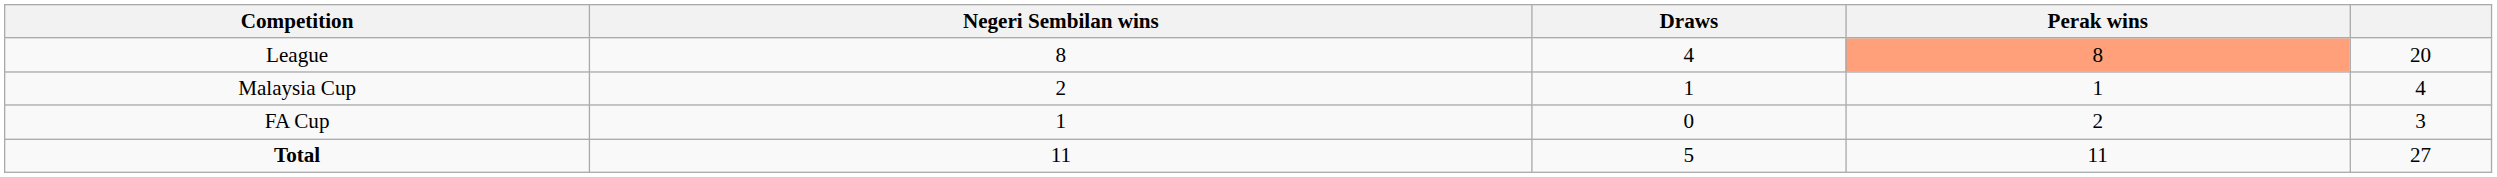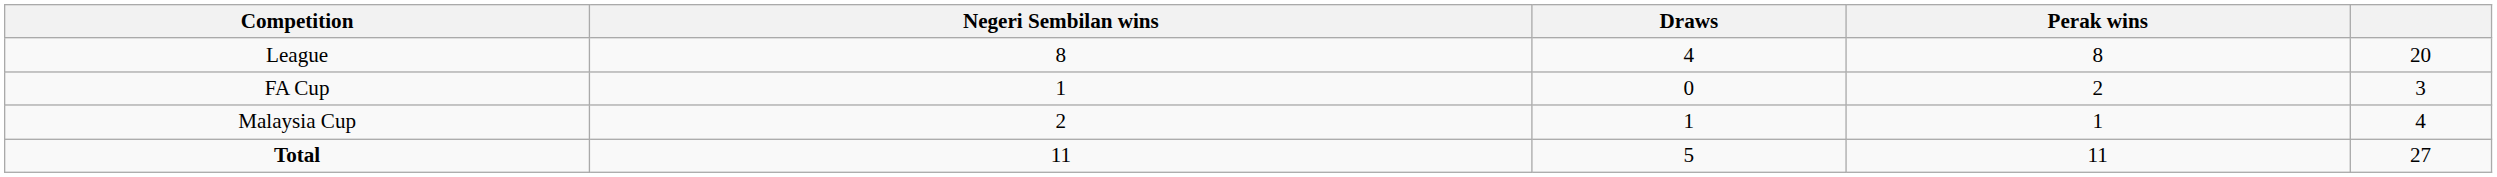(2098, 54) lightsalmon background -> (2098, 54) no background
rows swapped: (297, 88) <-> (297, 121)
